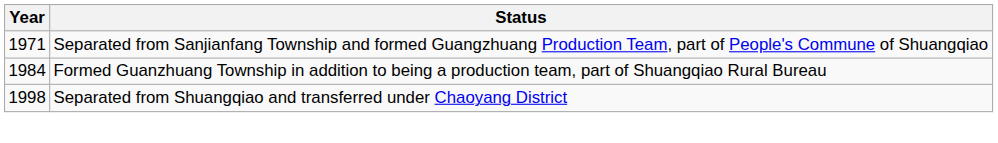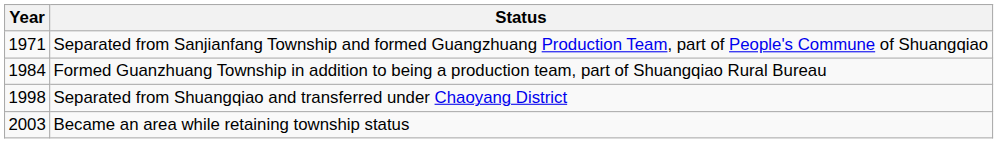+ row: (231, 124)
